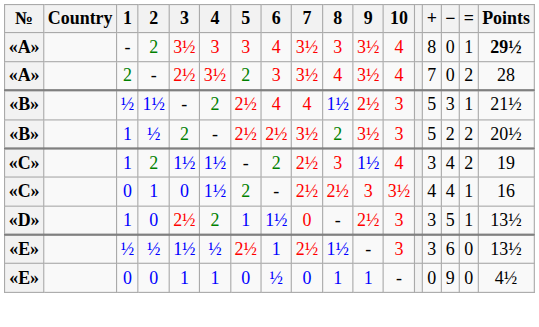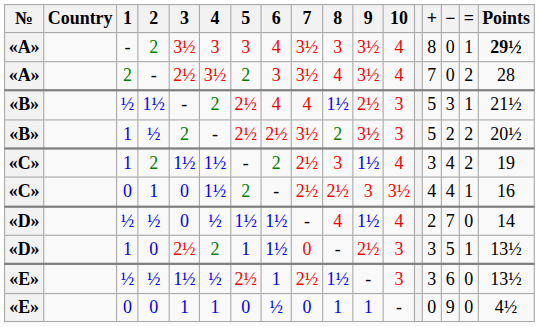+ row: (24, 221)
